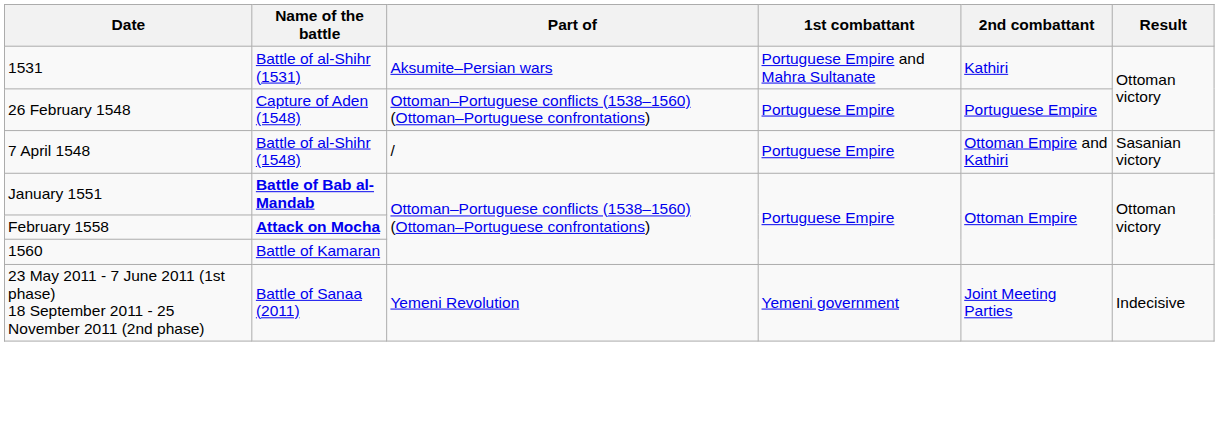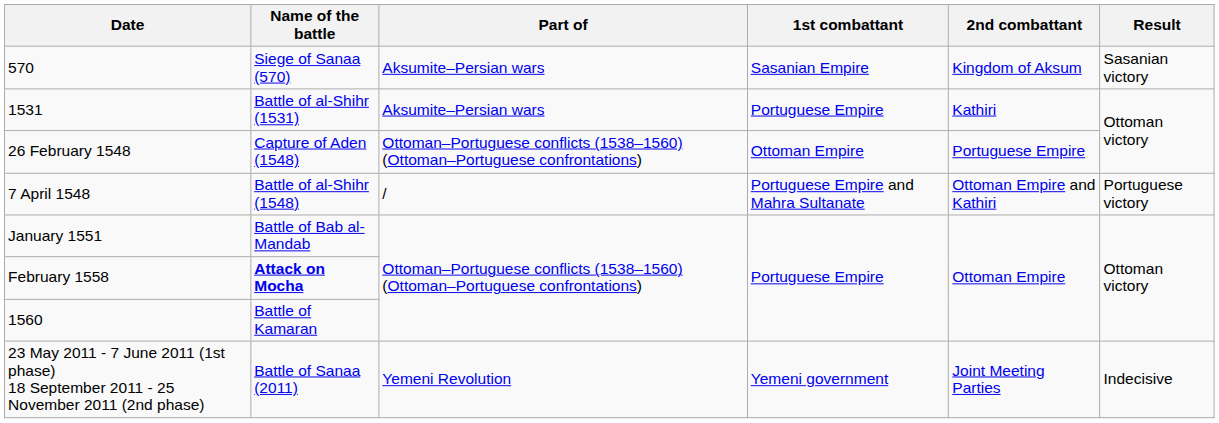+ row: (21, 67)
(843, 67) Portuguese Empire and Mahra Sultanate -> (817, 109) Portuguese Empire
(828, 109) Portuguese Empire -> (807, 151) Ottoman Empire
(828, 151) Portuguese Empire -> (832, 193) Portuguese Empire and Mahra Sultanate
(1148, 151) Sasanian victory -> (1143, 193) Portuguese victory
(315, 193) bold -> (309, 235) normal
